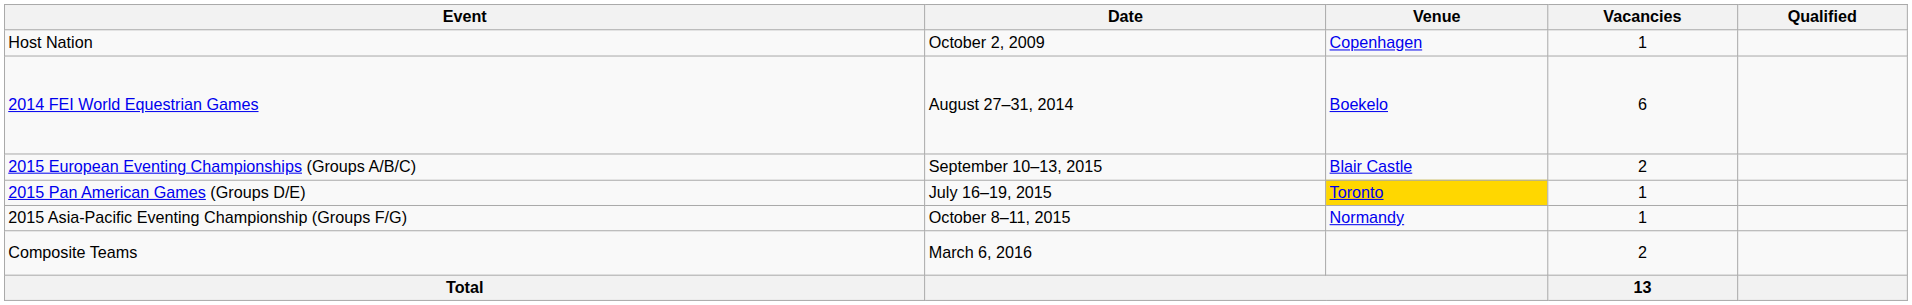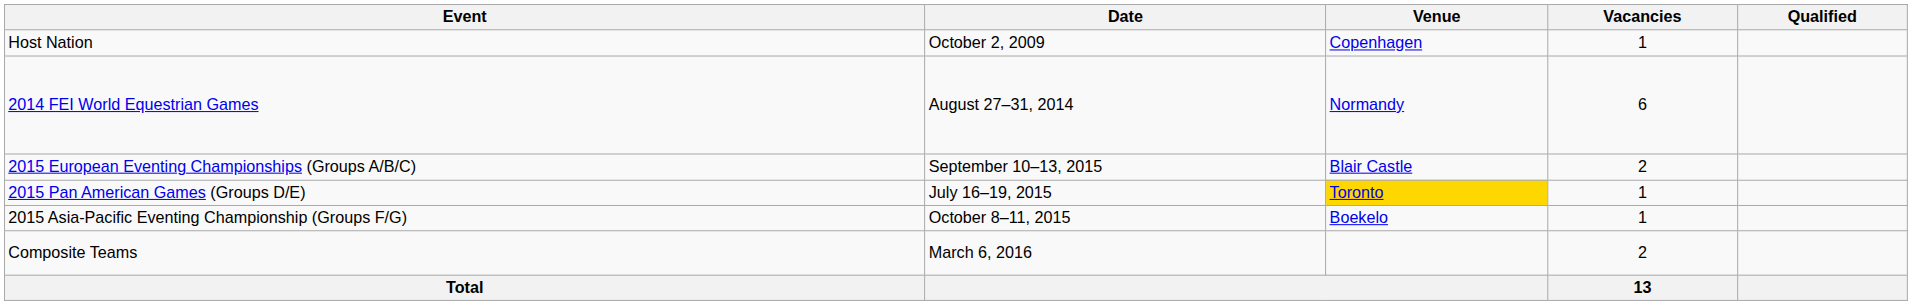(1359, 104) Boekelo -> (1367, 104) Normandy
(1367, 218) Normandy -> (1359, 218) Boekelo
